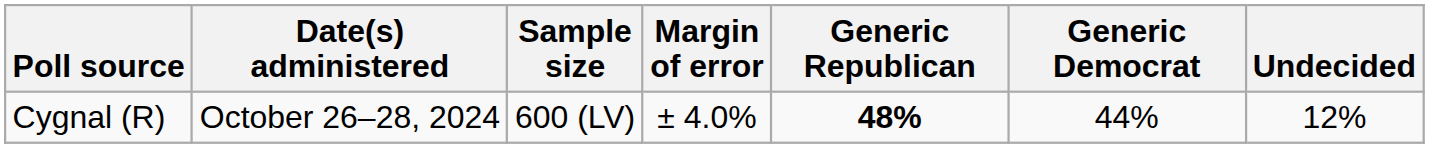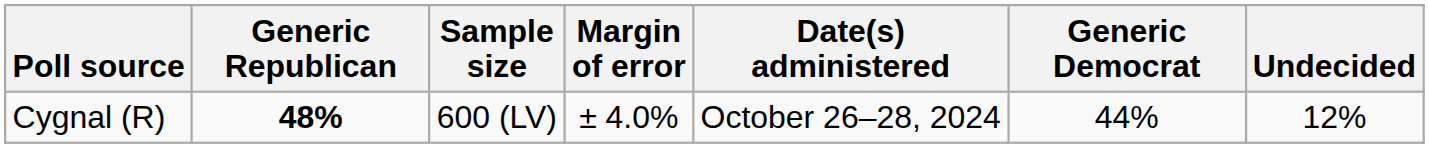columns swapped: (350, 49) <-> (890, 49)
